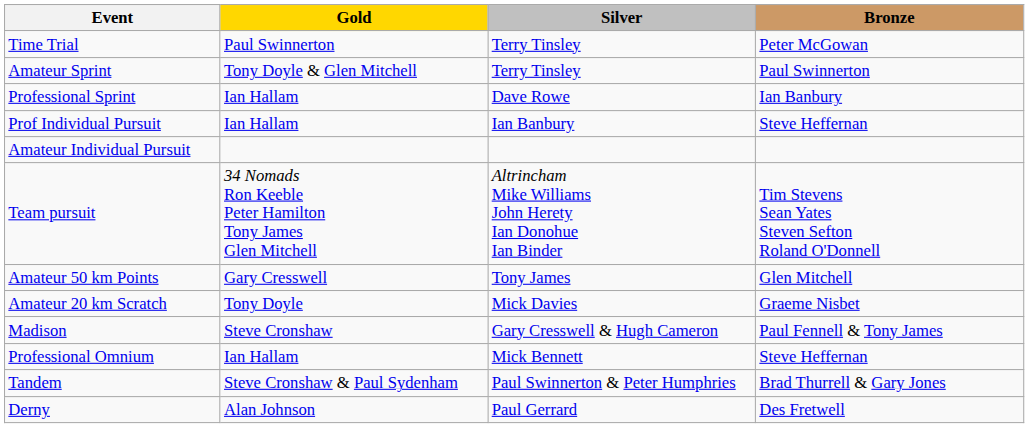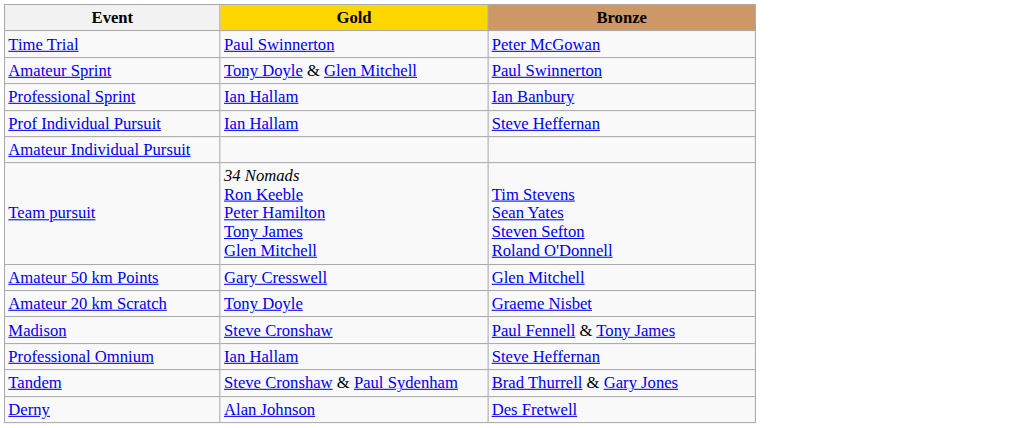- column: (622, 17)
